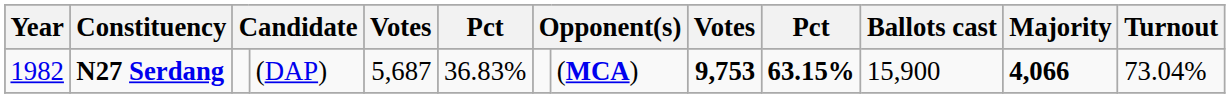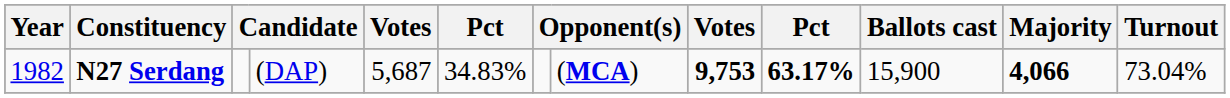(485, 70) 36.83% -> (485, 70) 34.83%
(811, 70) 63.15% -> (811, 70) 63.17%
